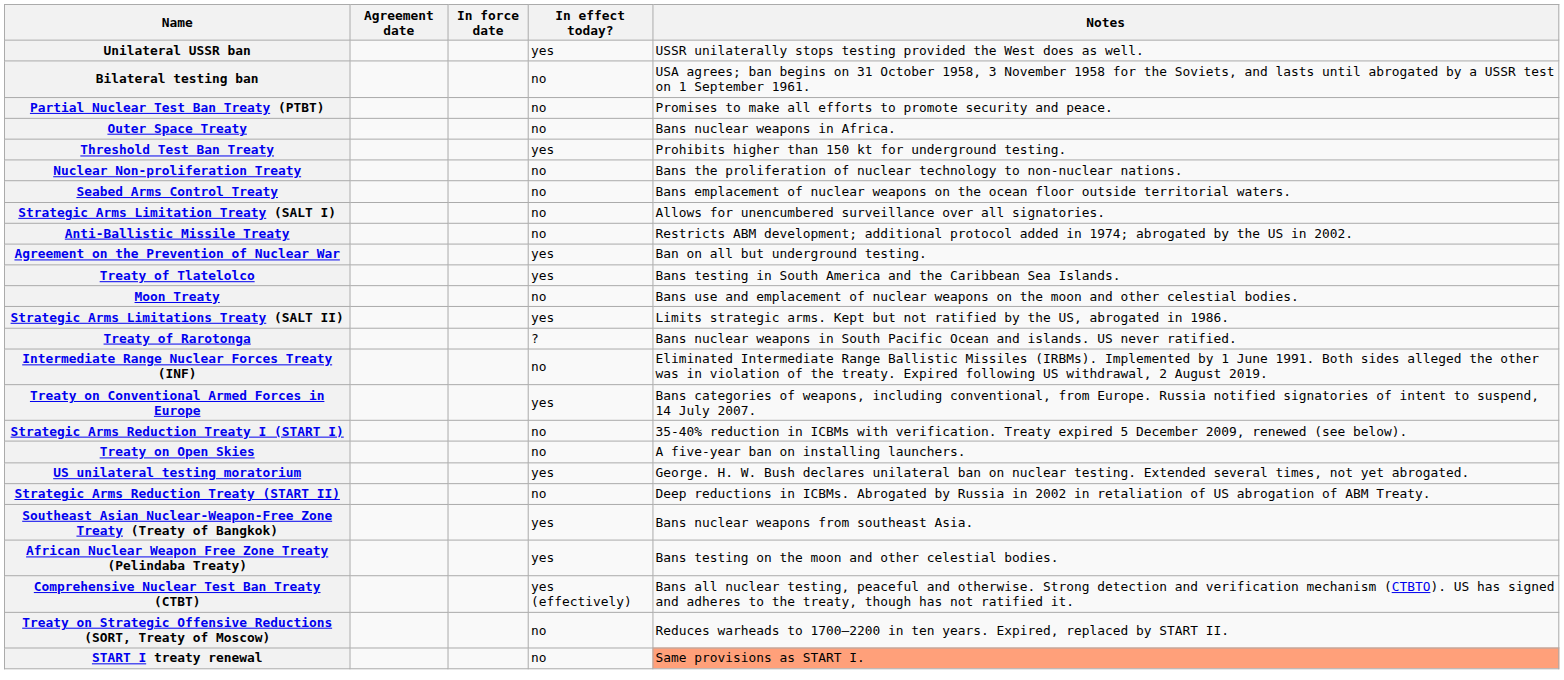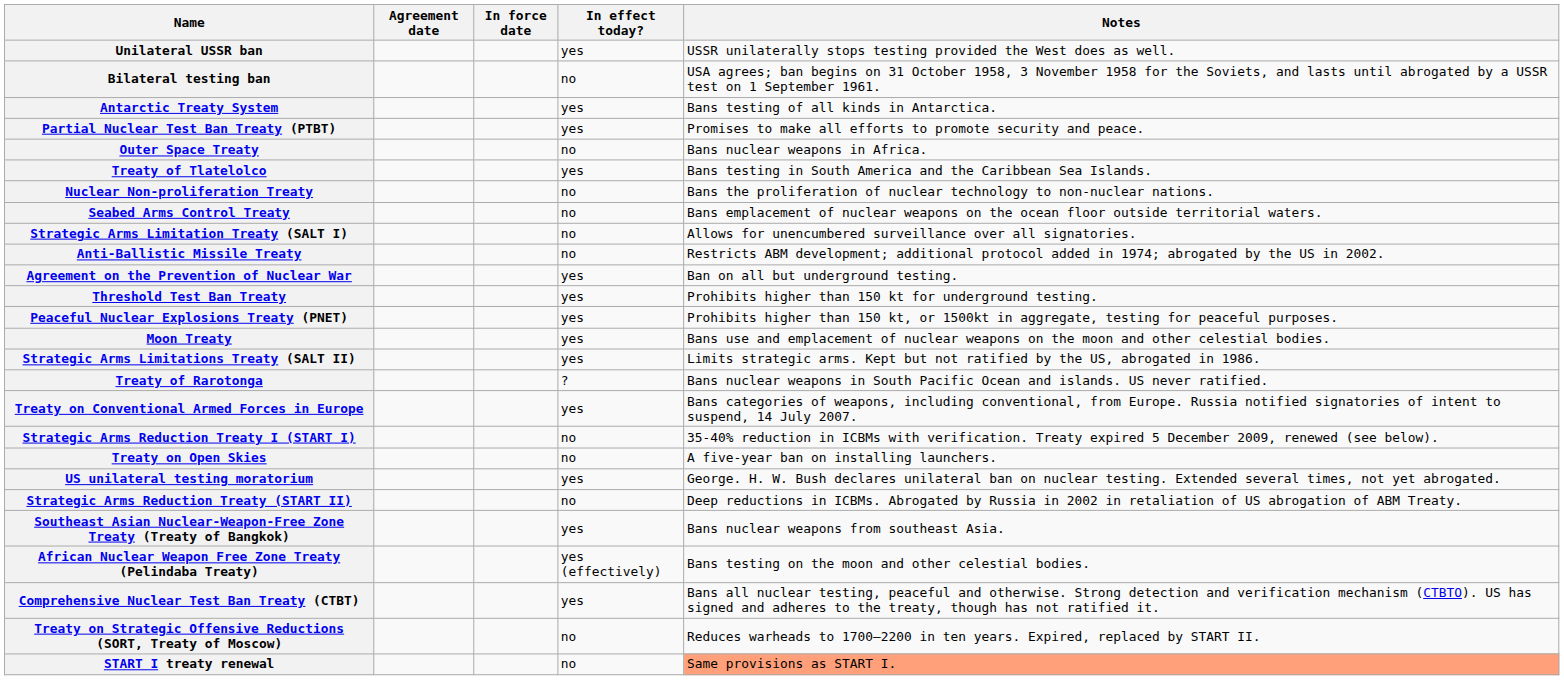+ row: (189, 108)
(539, 108) no -> (572, 129) yes
rows swapped: (177, 275) <-> (177, 150)
+ row: (189, 317)
(539, 296) no -> (572, 338) yes
- row: (177, 367)
(543, 558) yes -> (611, 564) yes (effectively)
(581, 594) yes (effectively) -> (572, 600) yes
